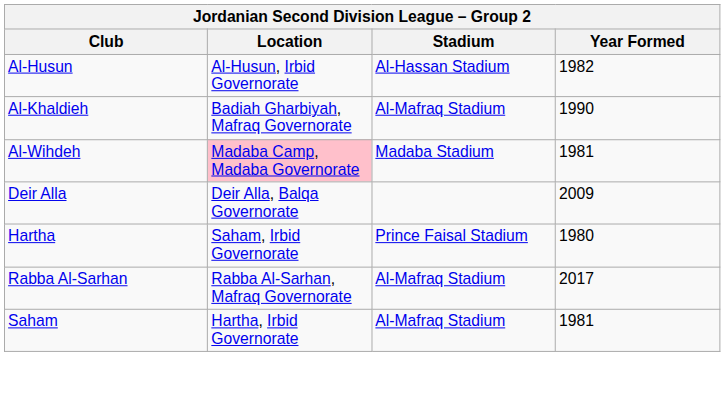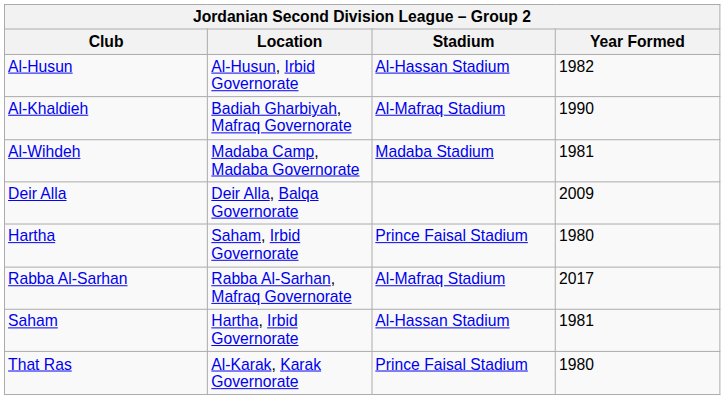(285, 160) pink background -> (285, 160) no background
(440, 321) Al-Mafraq Stadium -> (442, 321) Al-Hassan Stadium
+ row: (40, 364)
